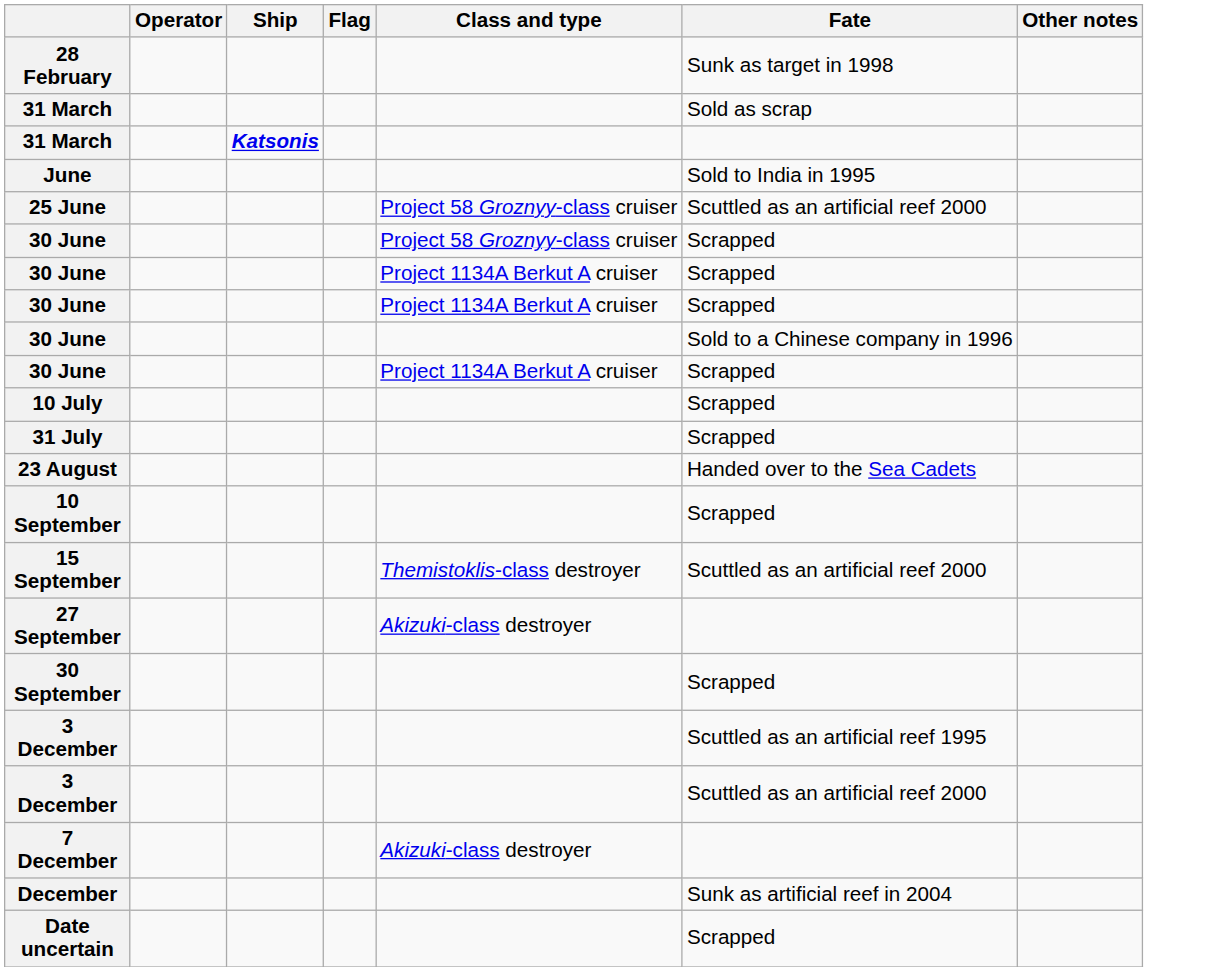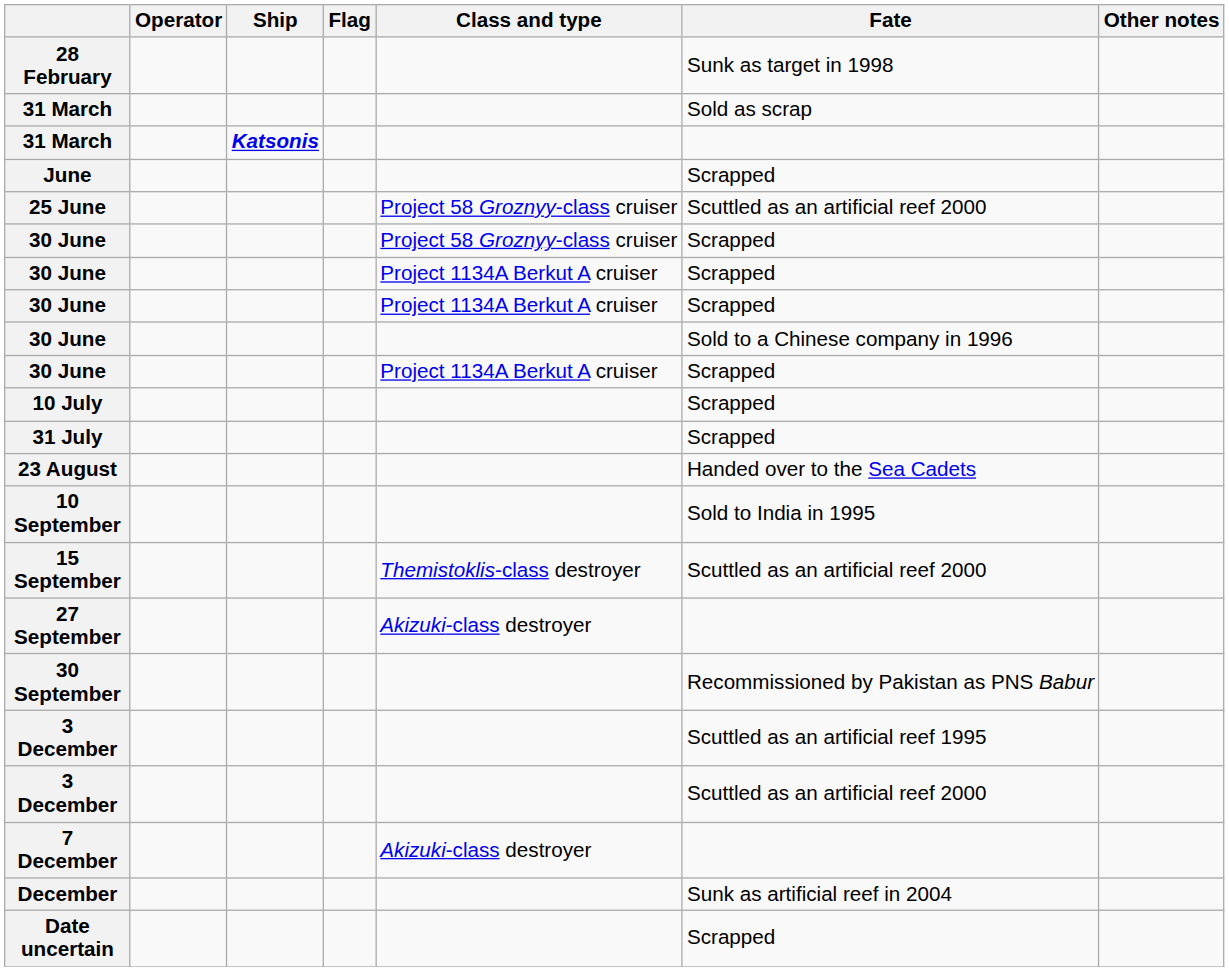(781, 175) Sold to India in 1995 -> (731, 175) Scrapped
(731, 513) Scrapped -> (781, 513) Sold to India in 1995
(731, 681) Scrapped -> (891, 681) Recommissioned by Pakistan as PNS Babur
